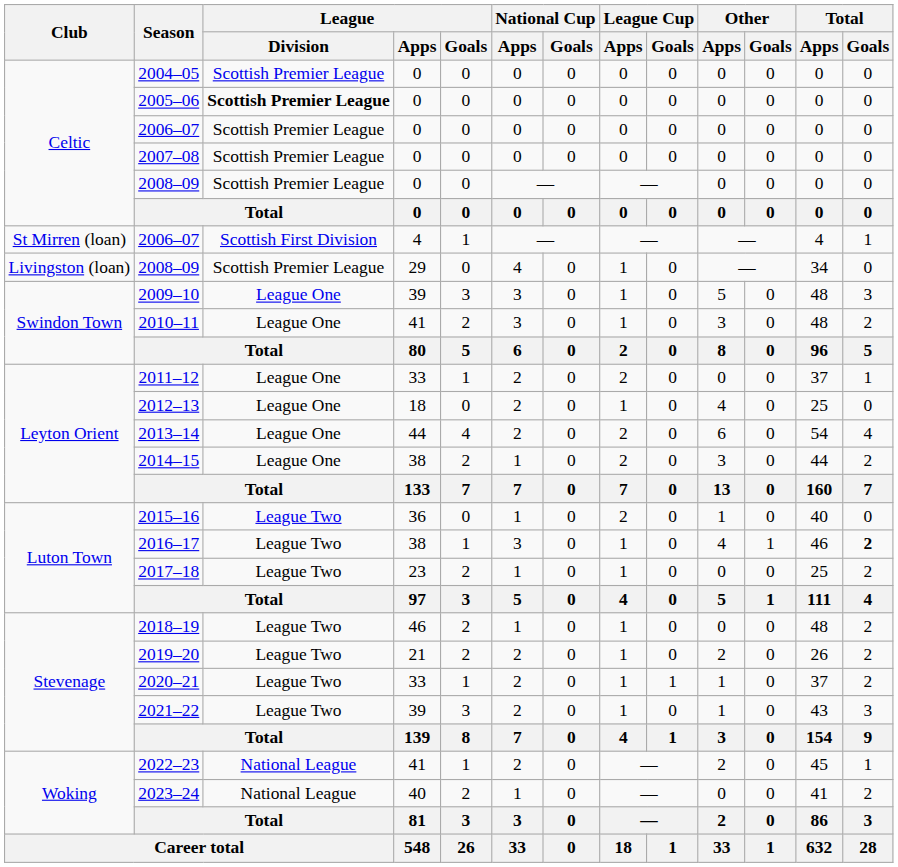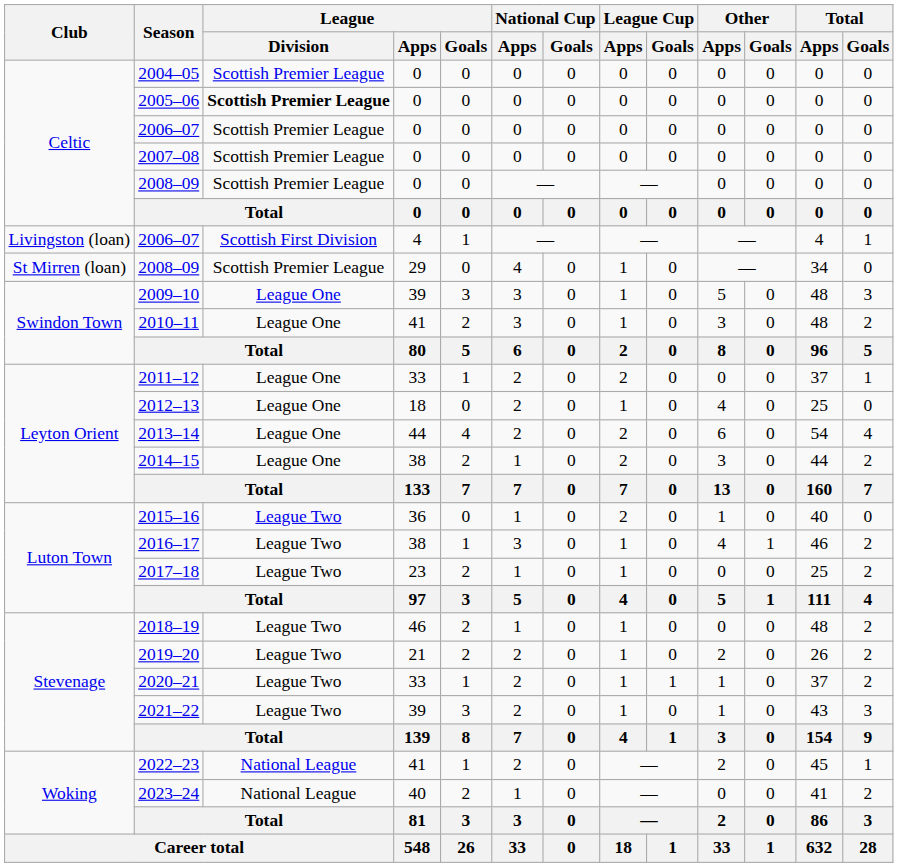(69, 239) St Mirren (loan) -> (69, 239) Livingston (loan)
(69, 267) Livingston (loan) -> (69, 267) St Mirren (loan)
(868, 543) bold -> (868, 543) normal
